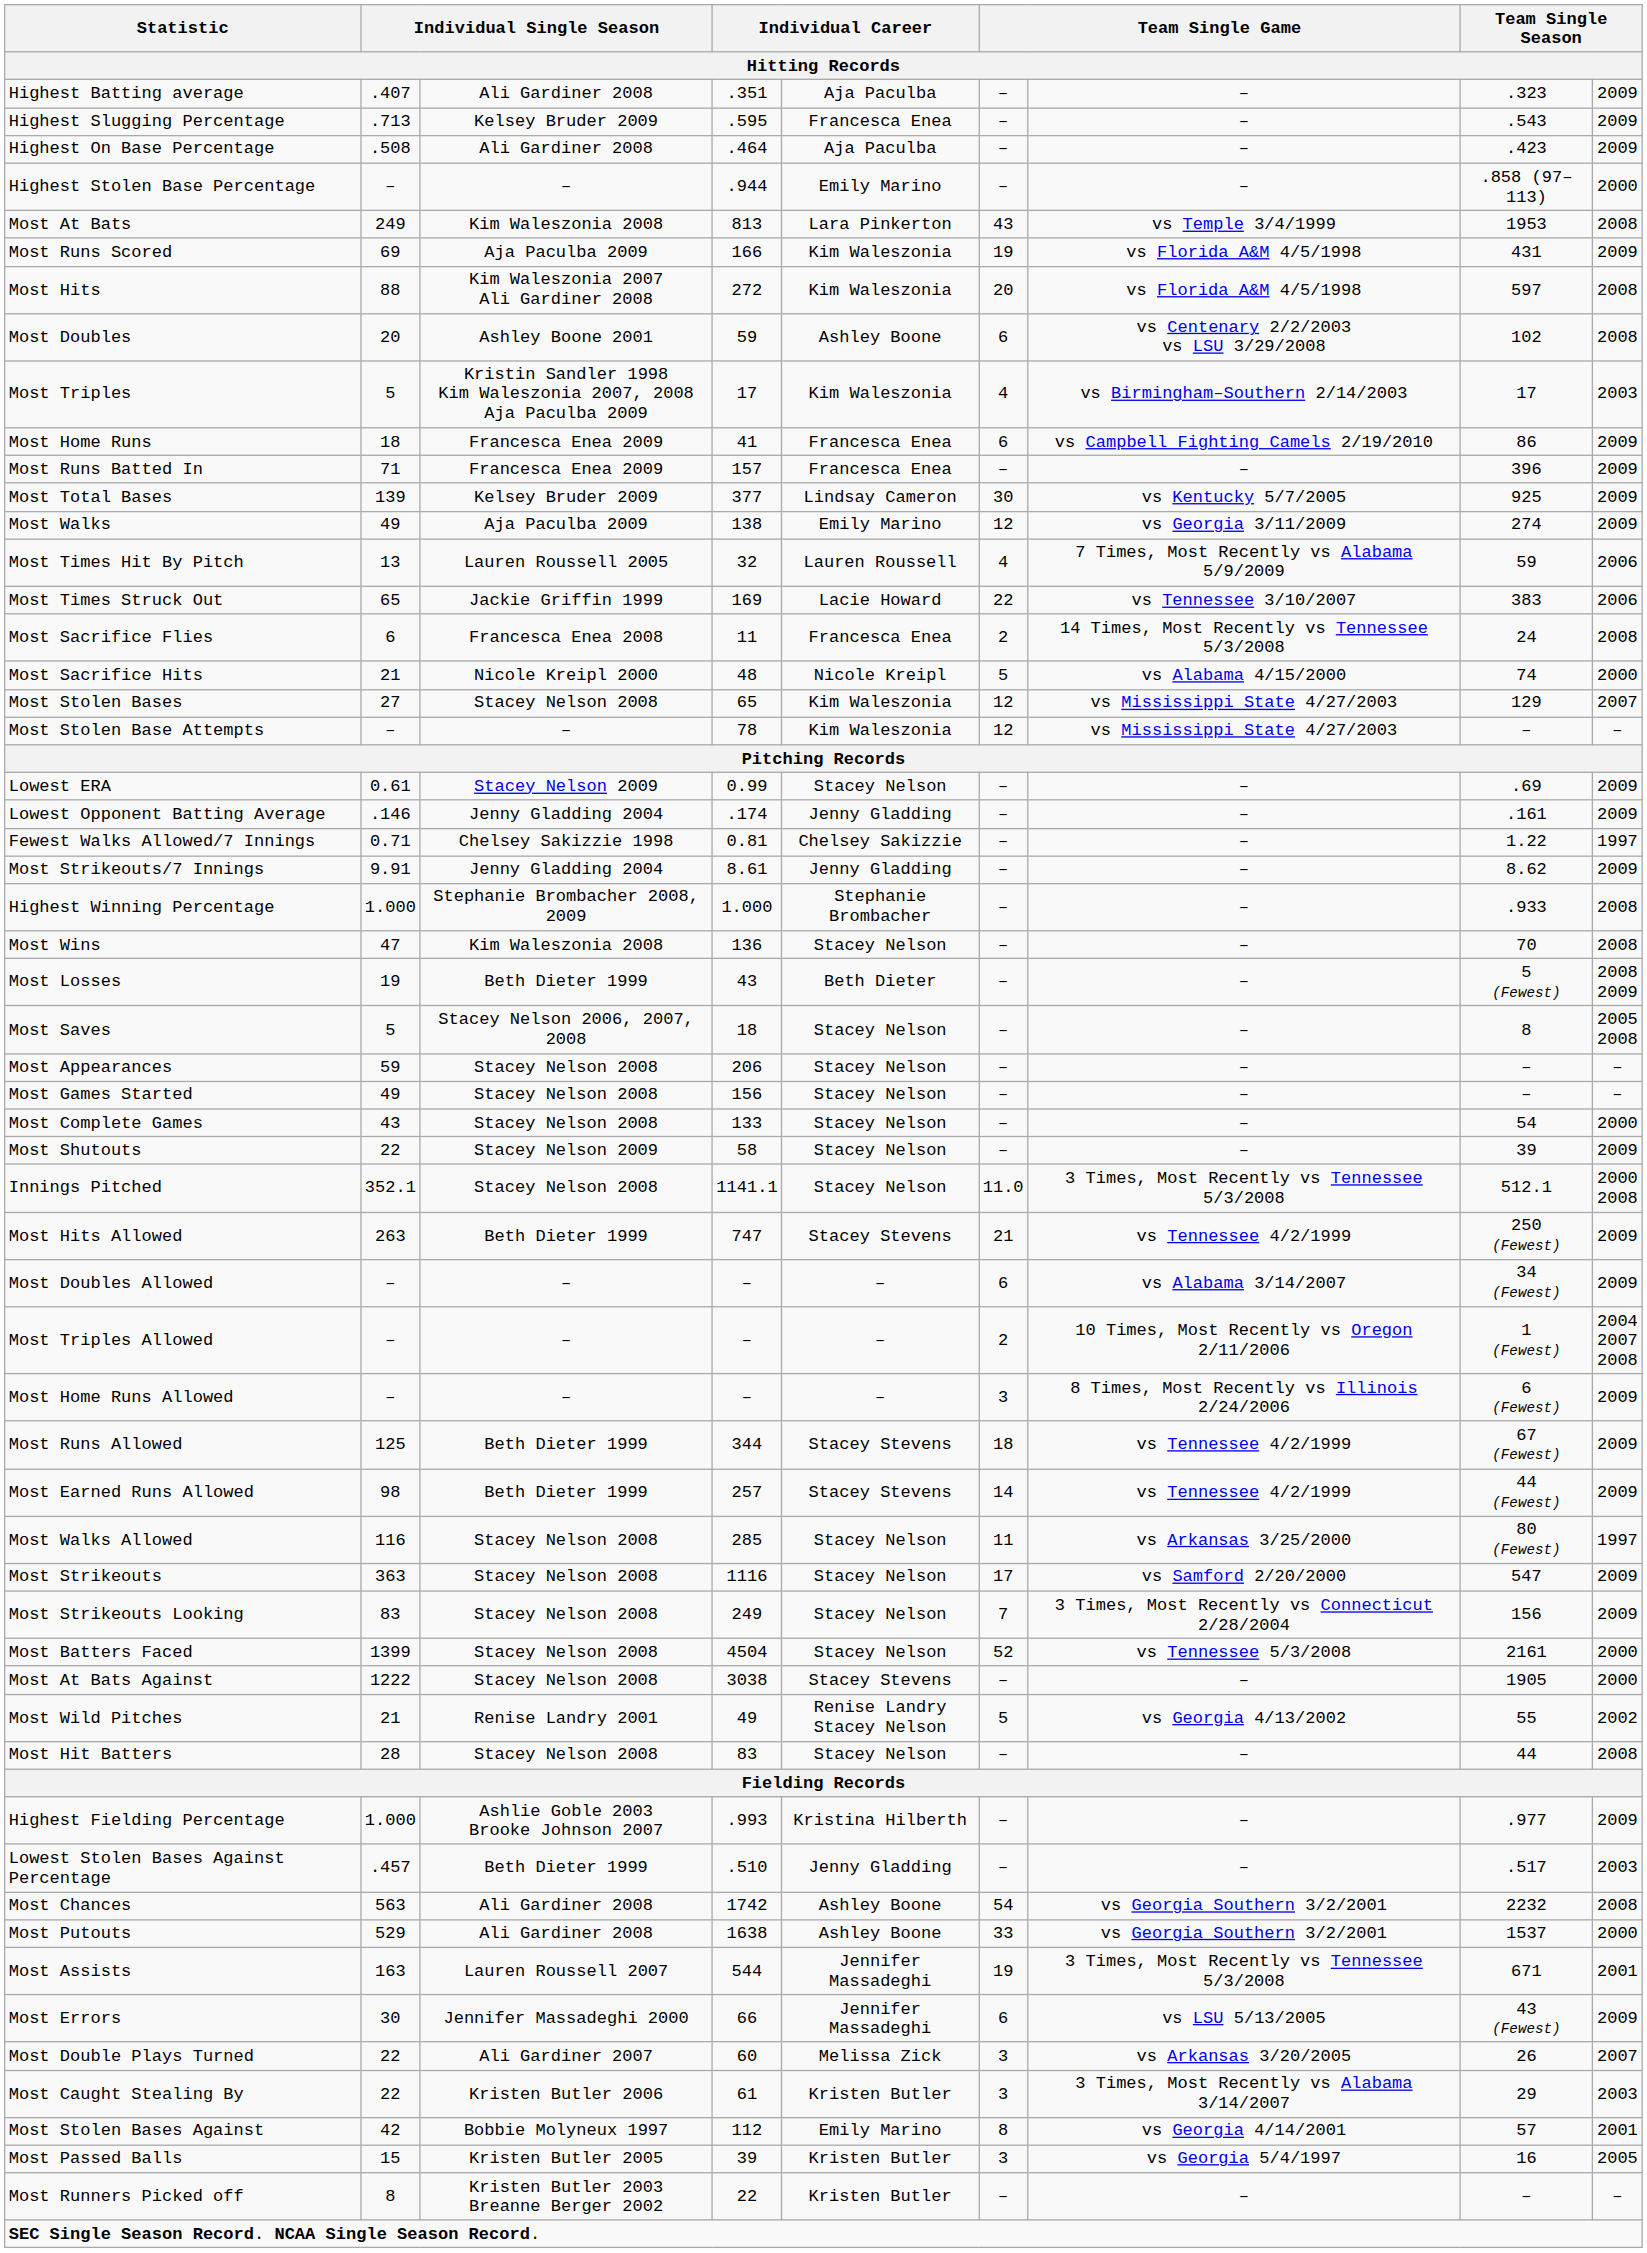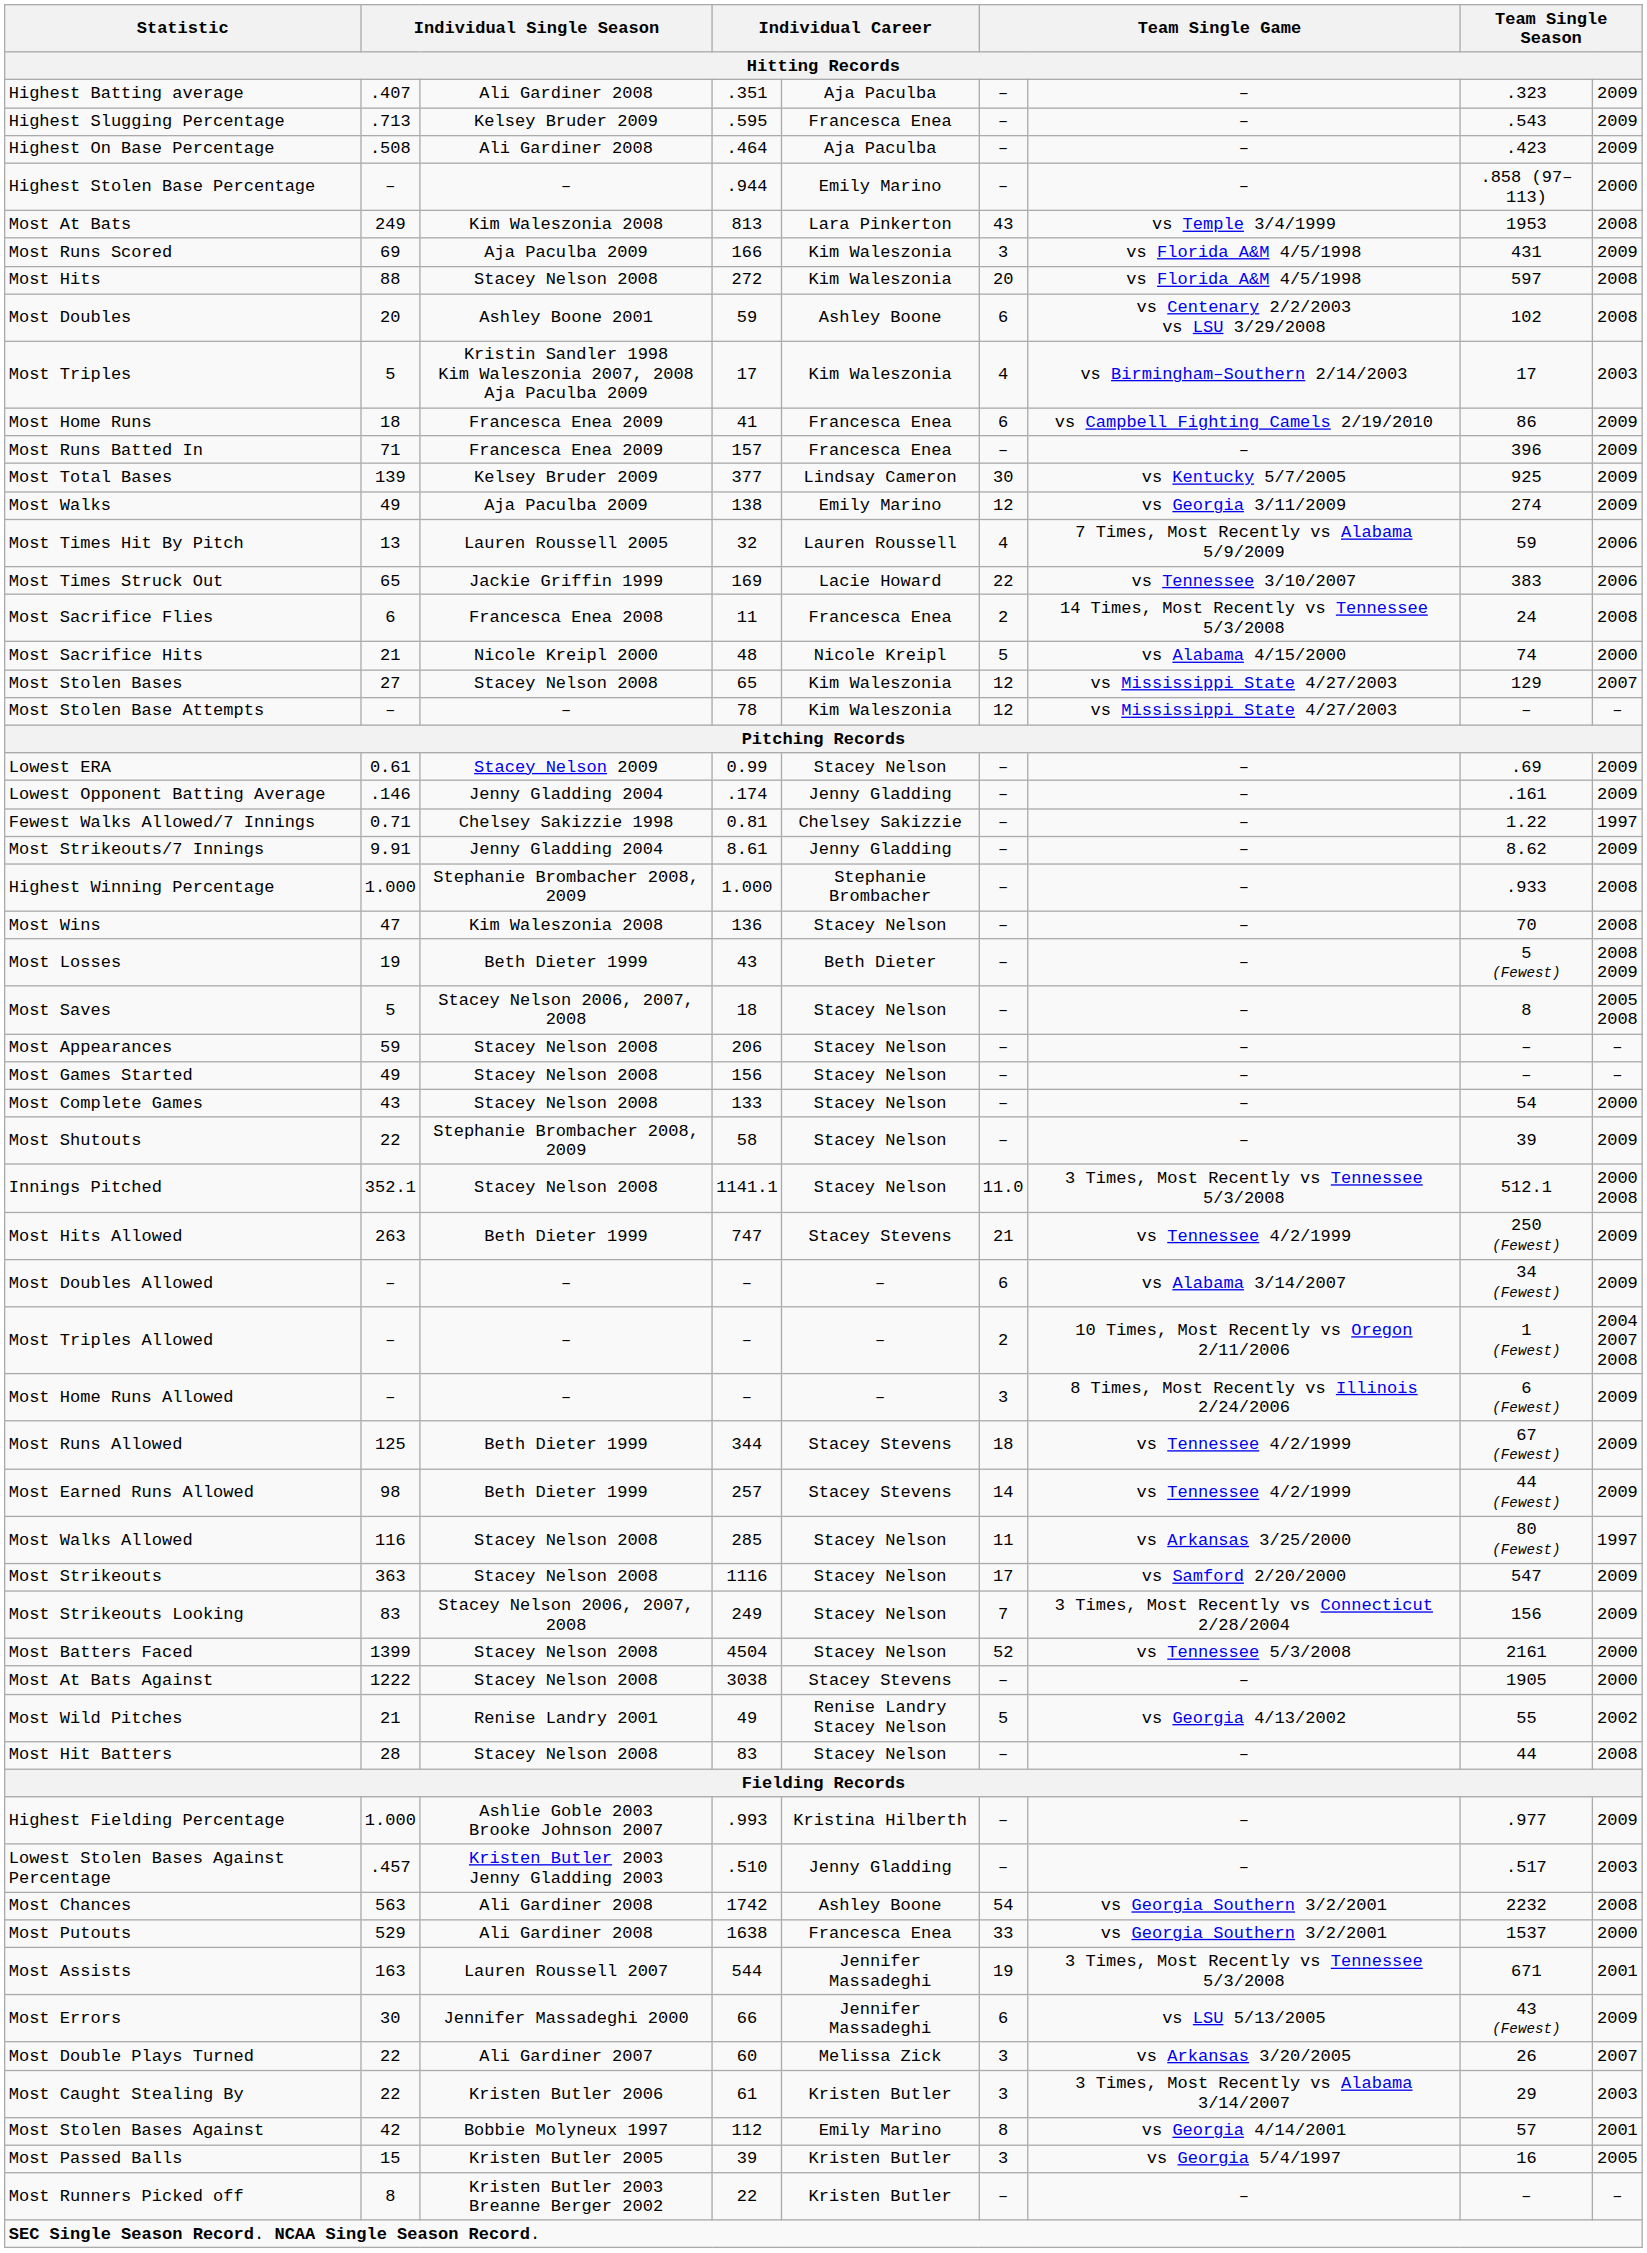(1003, 252) 19 -> (1003, 252) 3
(566, 290) Kim Waleszonia 2007 Ali Gardiner 2008 -> (566, 280) Stacey Nelson 2008
(566, 1151) Stacey Nelson 2009 -> (566, 1141) Stephanie Brombacher 2008, 2009
(566, 1615) Stacey Nelson 2008 -> (566, 1615) Stacey Nelson 2006, 2007, 2008
(566, 1868) Beth Dieter 1999 -> (566, 1868) Kristen Butler 2003 Jenny Gladding 2003
(880, 1933) Ashley Boone -> (880, 1933) Francesca Enea
